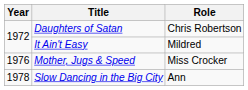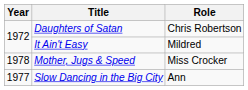(18, 61) 1976 -> (18, 61) 1978
(18, 77) 1978 -> (18, 77) 1977
